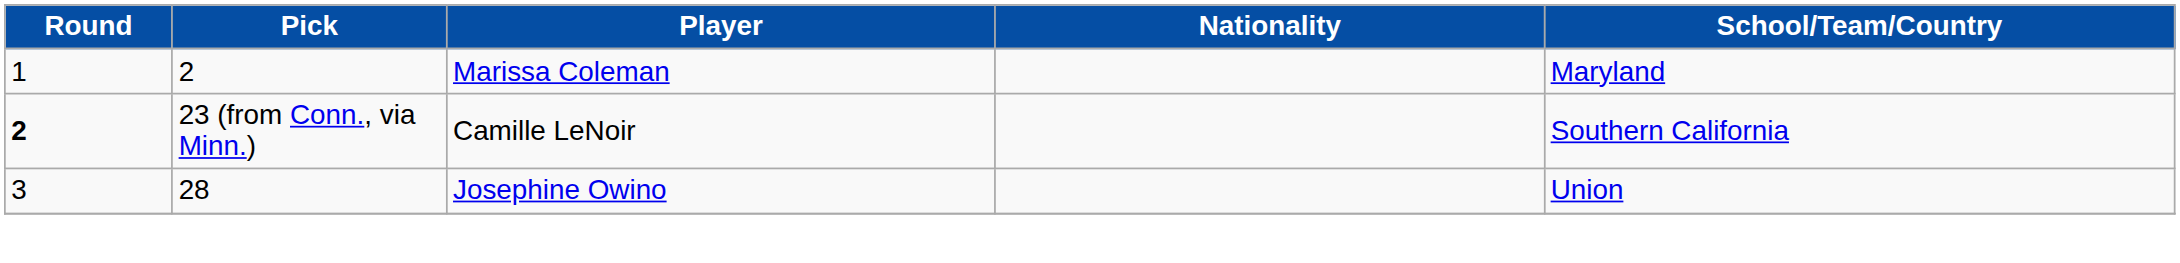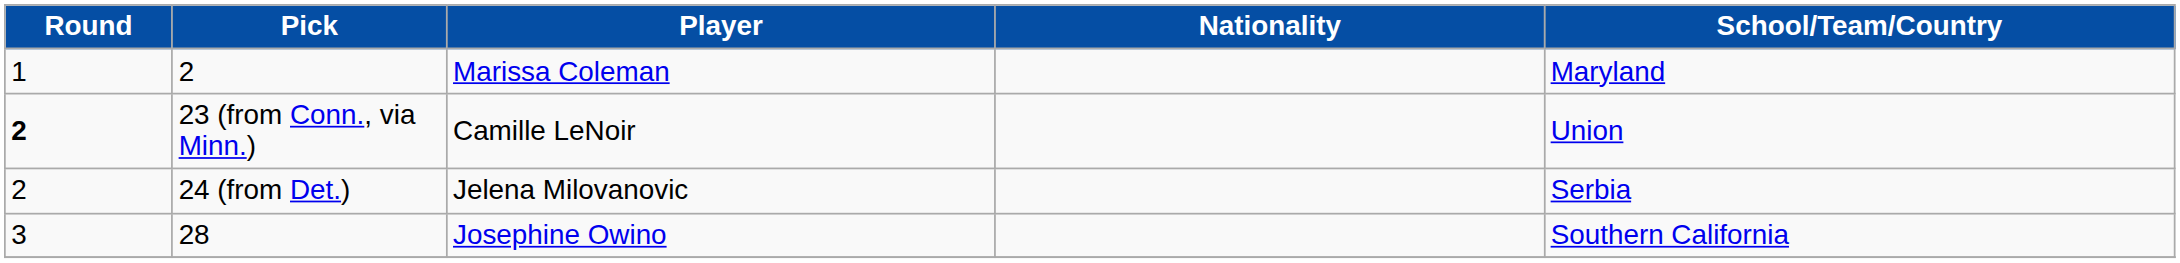(1670, 130) Southern California -> (1587, 130) Union
+ row: (264, 190)
(1587, 190) Union -> (1670, 234) Southern California
